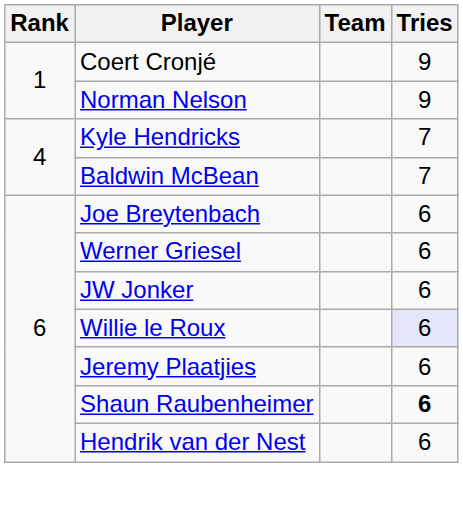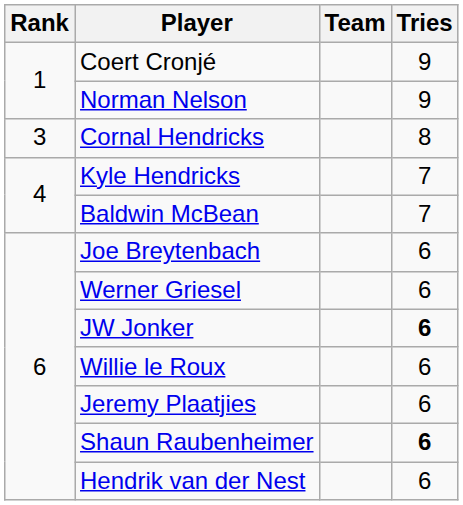+ row: (172, 137)
(425, 289) normal -> (425, 328) bold
(425, 328) lavender background -> (425, 366) no background
